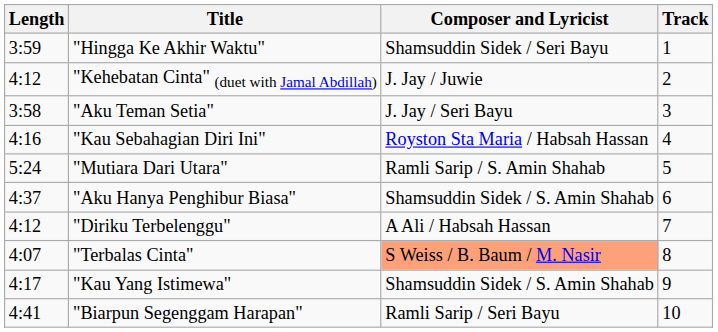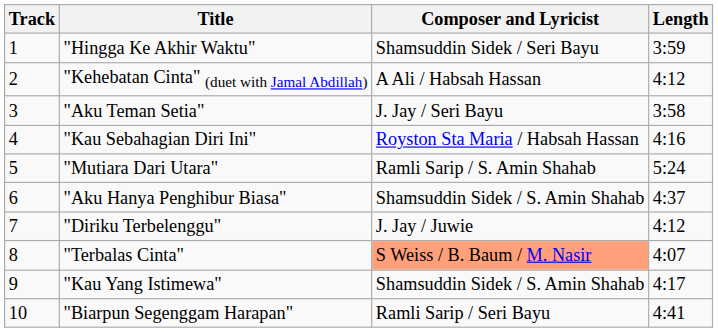columns swapped: (685, 18) <-> (37, 18)
(434, 79) J. Jay / Juwie -> (458, 79) A Ali / Habsah Hassan
(468, 226) A Ali / Habsah Hassan -> (425, 226) J. Jay / Juwie
